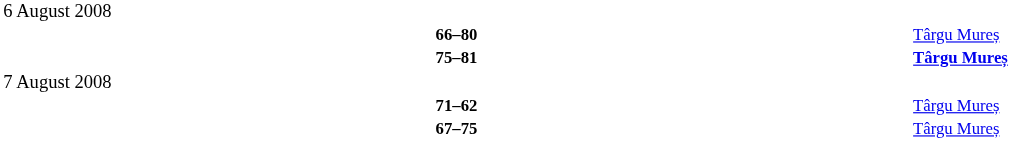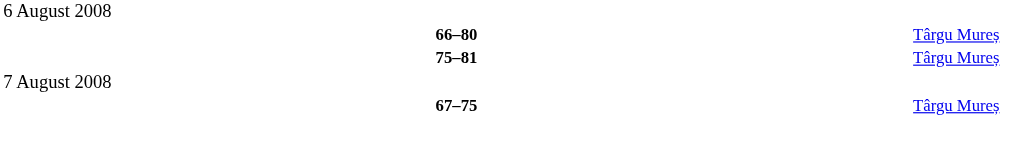(961, 58) bold -> (956, 58) normal
- row: (184, 106)
